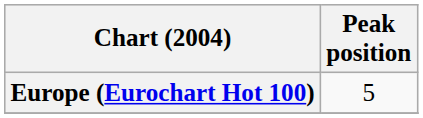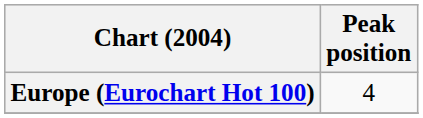(369, 92) 5 -> (369, 92) 4
